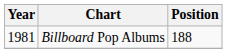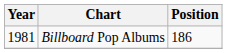(181, 37) 188 -> (181, 37) 186
